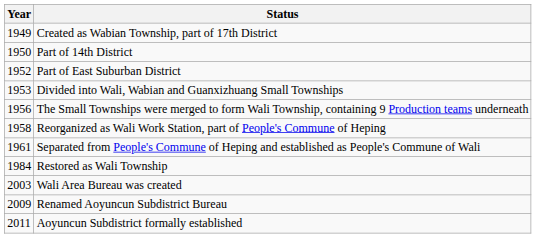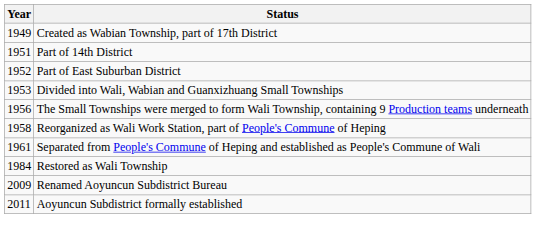(19, 52) 1950 -> (19, 52) 1951
- row: (109, 185)
